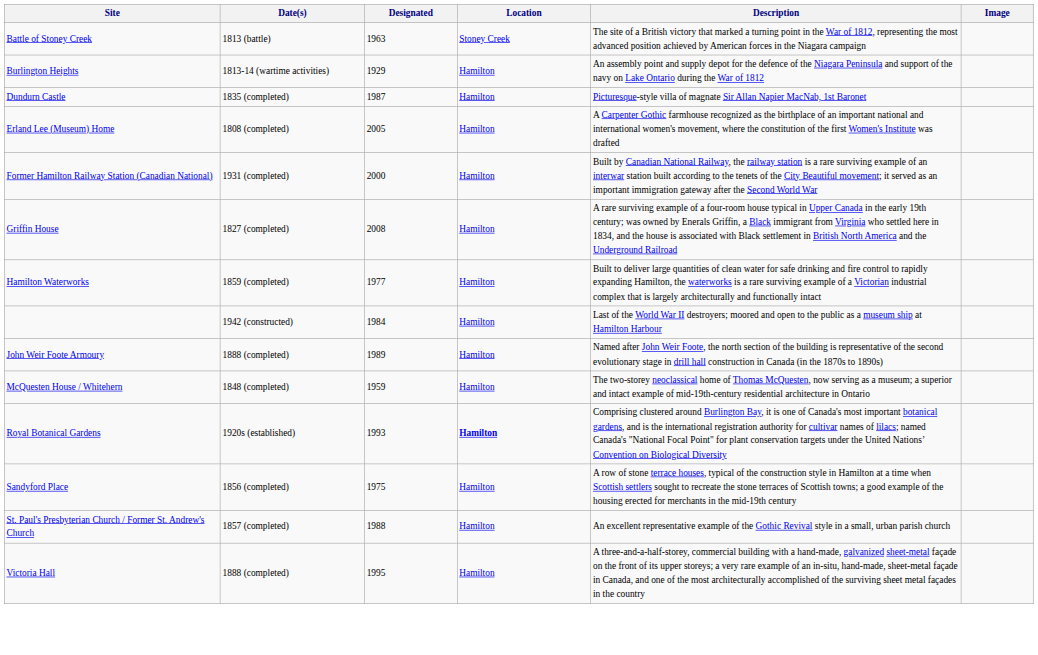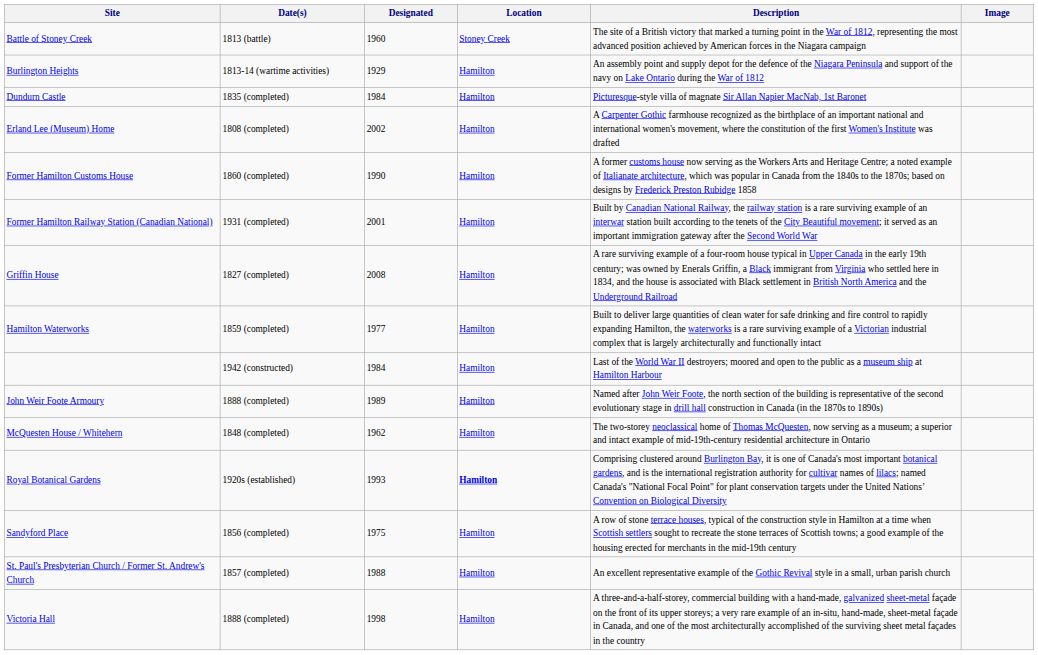(376, 39) 1963 -> (376, 39) 1960
(376, 97) 1987 -> (376, 97) 1984
(376, 129) 2005 -> (376, 129) 2002
+ row: (70, 176)
(376, 176) 2000 -> (376, 222) 2001
(376, 387) 1959 -> (376, 434) 1962
(376, 573) 1995 -> (376, 620) 1998
